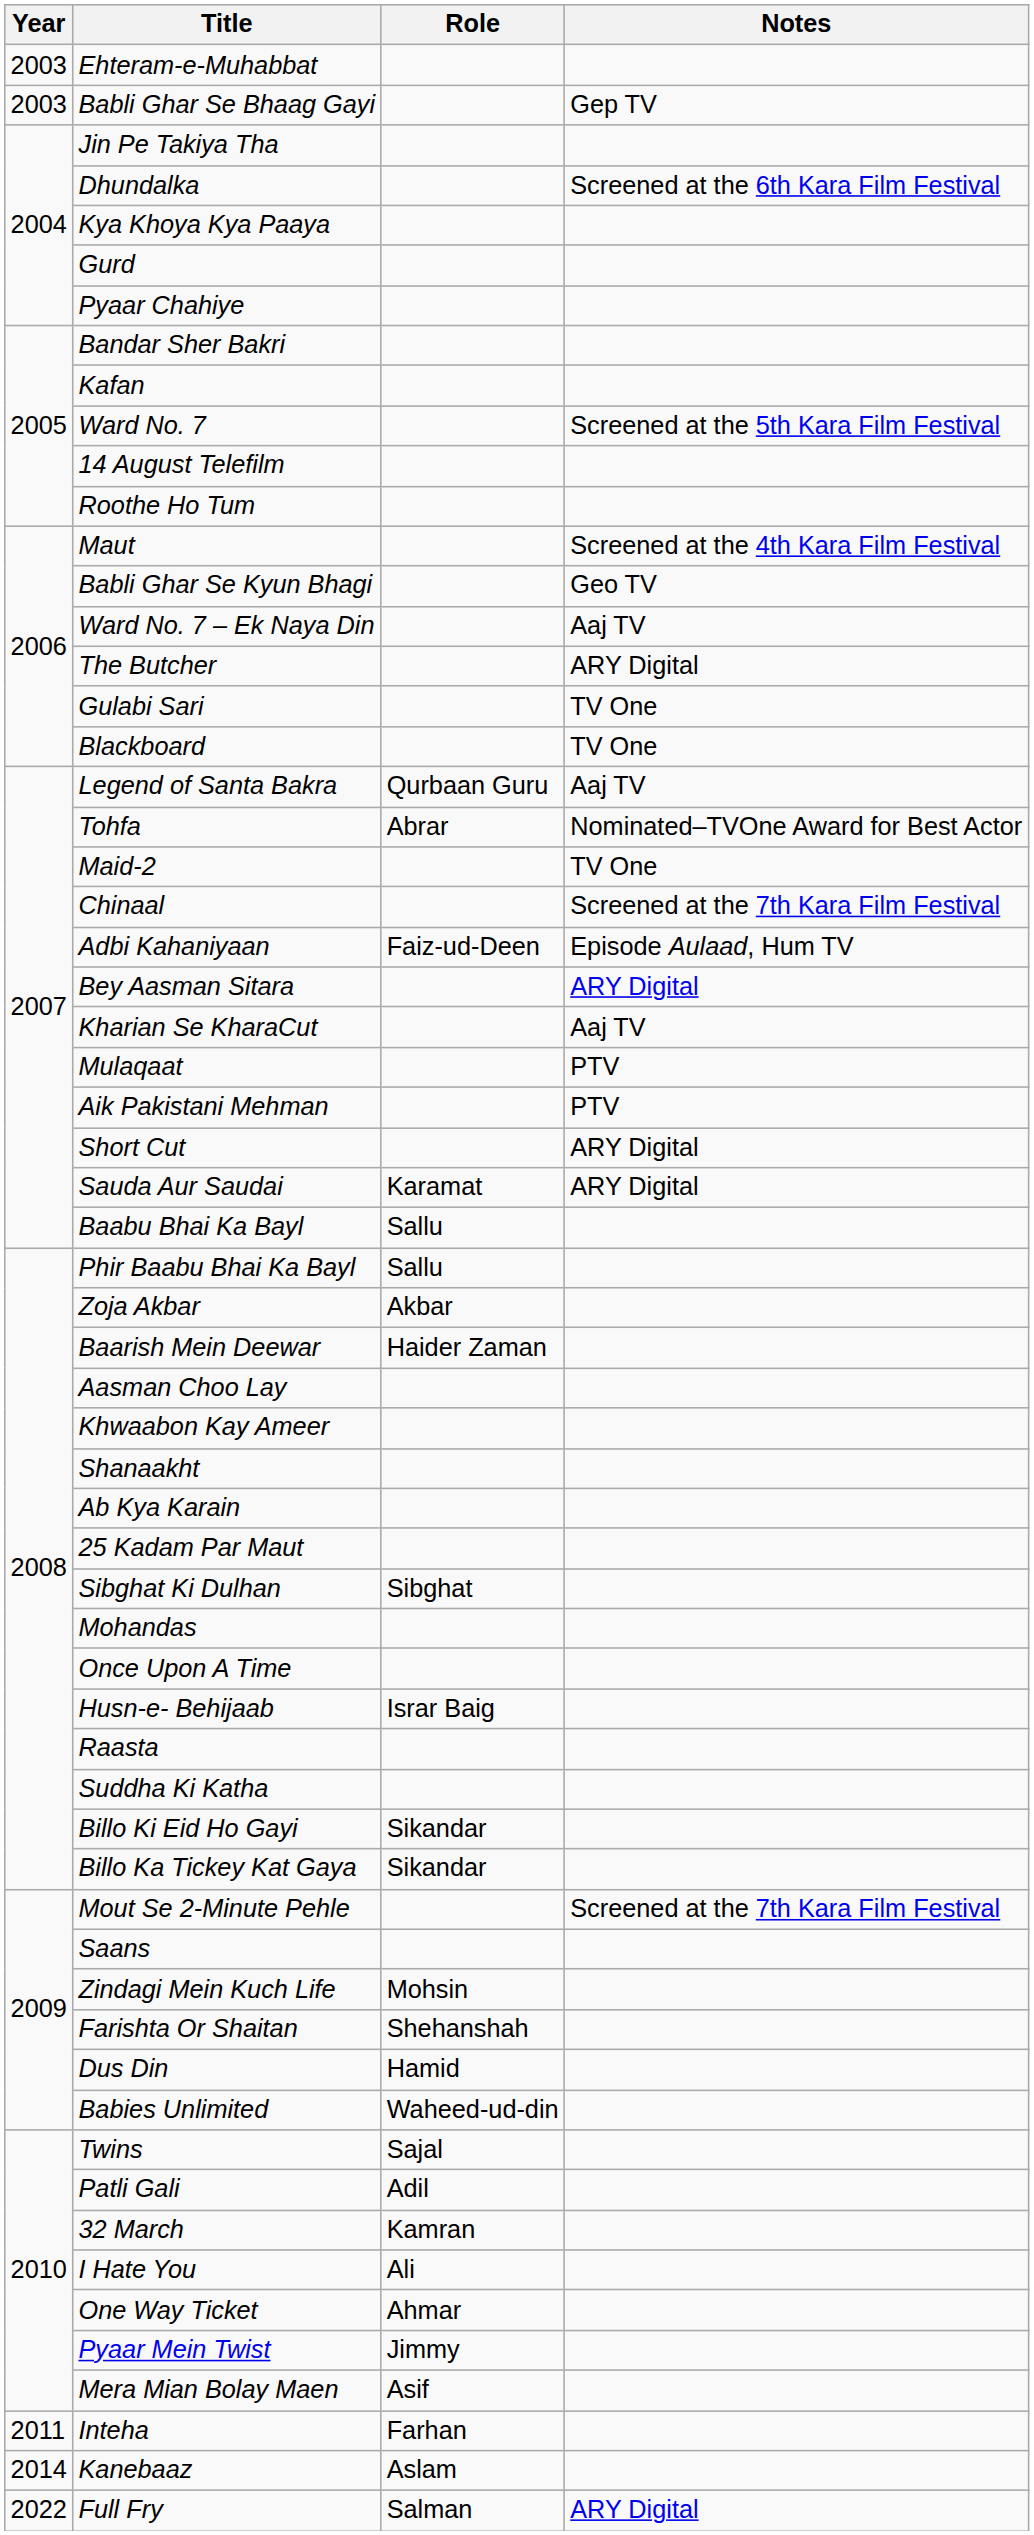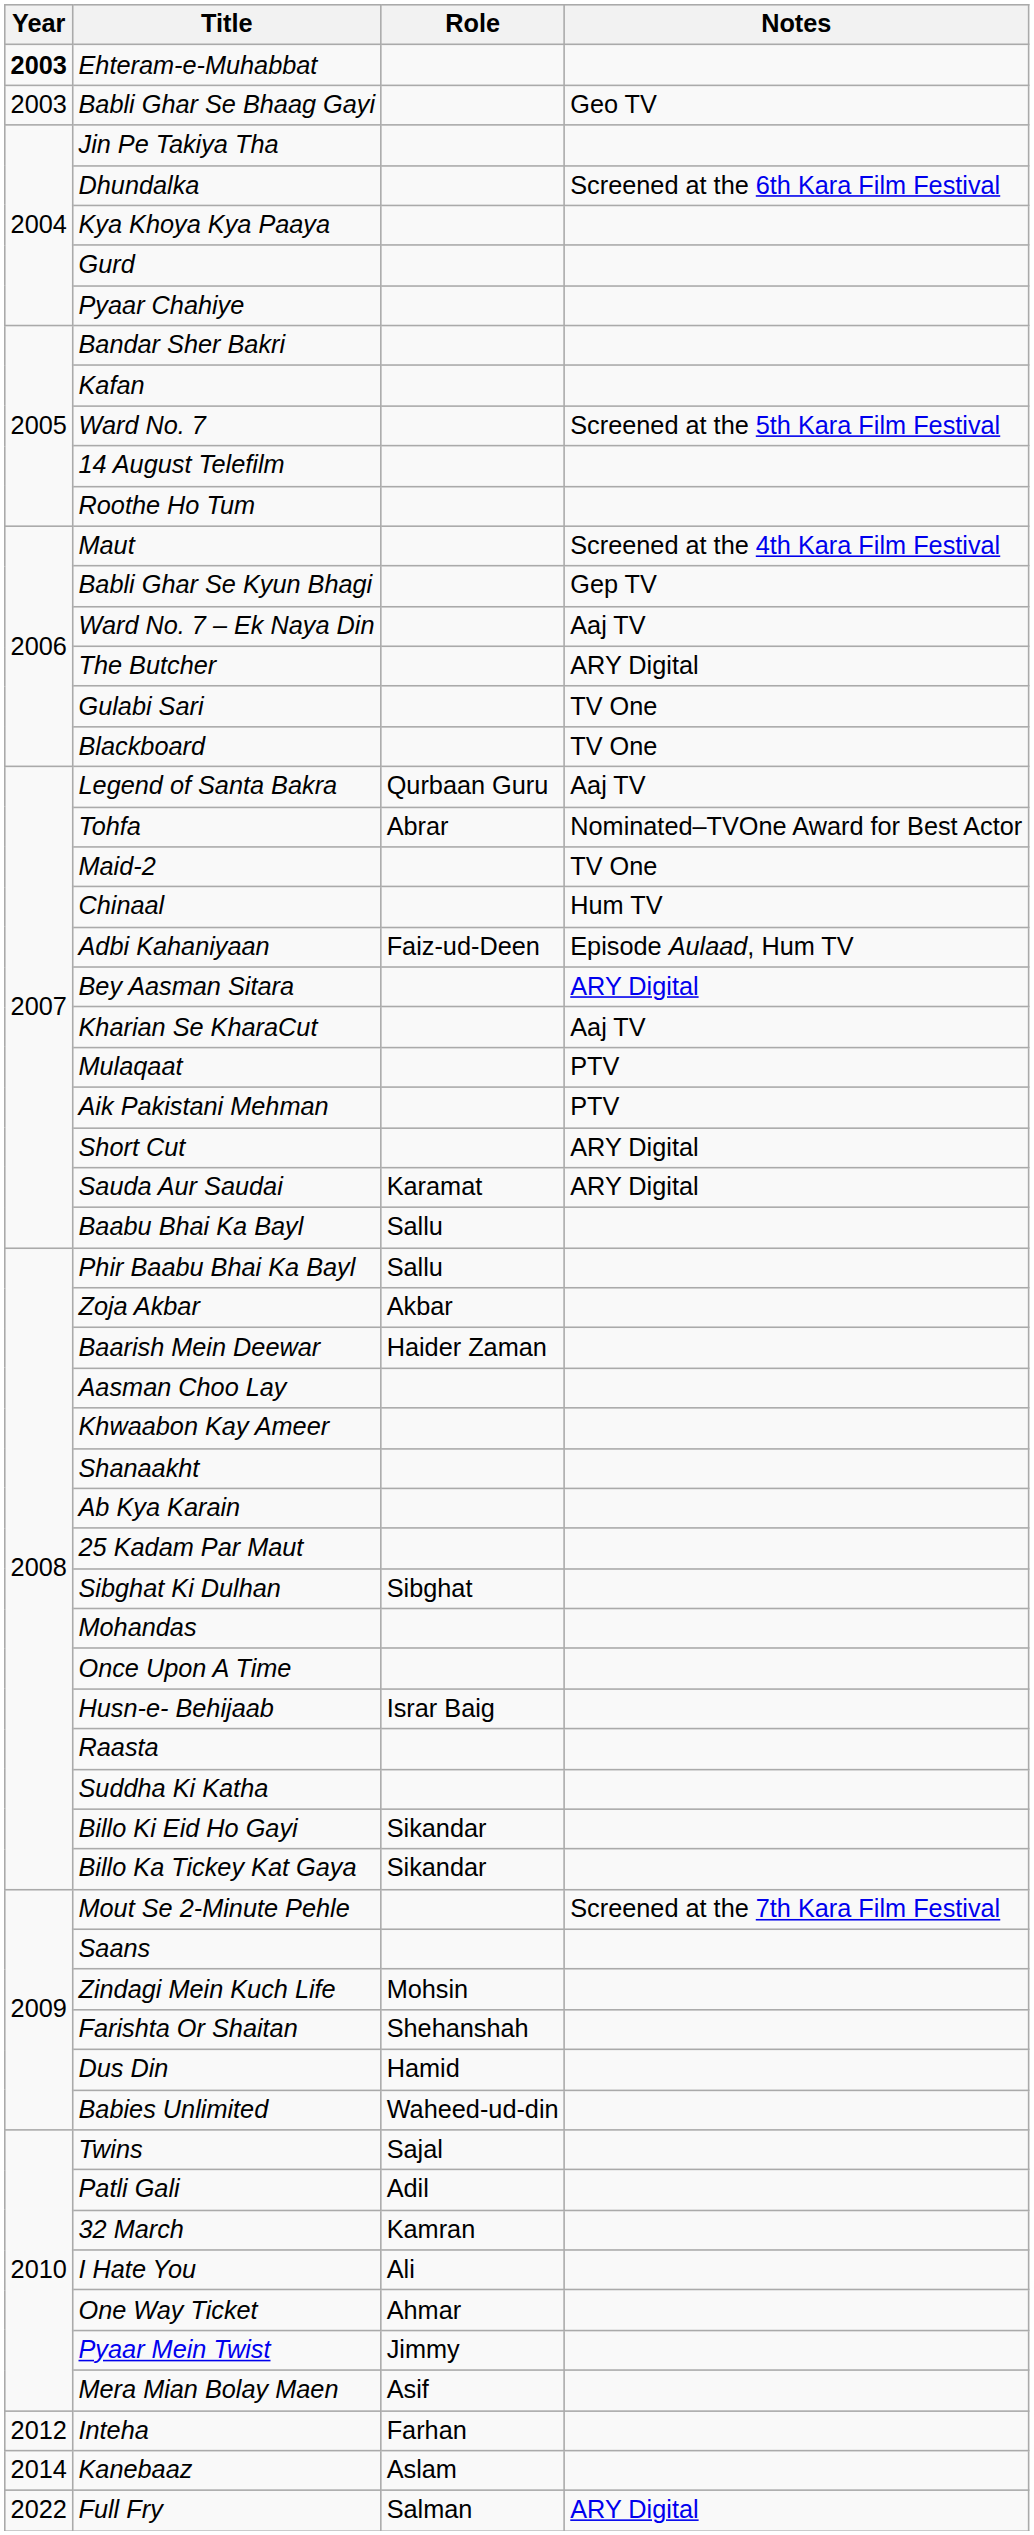(39, 64) normal -> (39, 64) bold
(614, 104) Gep TV -> (614, 104) Geo TV
(614, 585) Geo TV -> (614, 585) Gep TV
(785, 906) Screened at the 7th Kara Film Festival -> (616, 906) Hum TV
(38, 2430) 2011 -> (39, 2430) 2012
